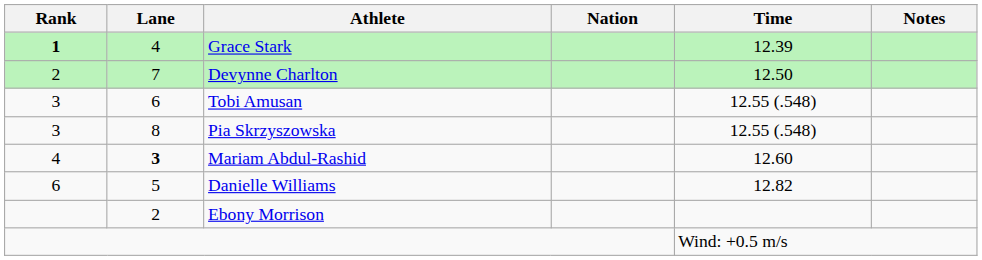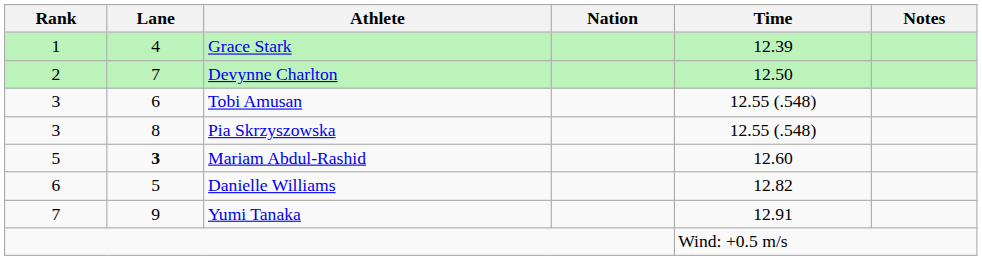(56, 46) bold -> (56, 46) normal
(56, 158) 4 -> (56, 158) 5
+ row: (254, 213)
- row: (266, 213)
